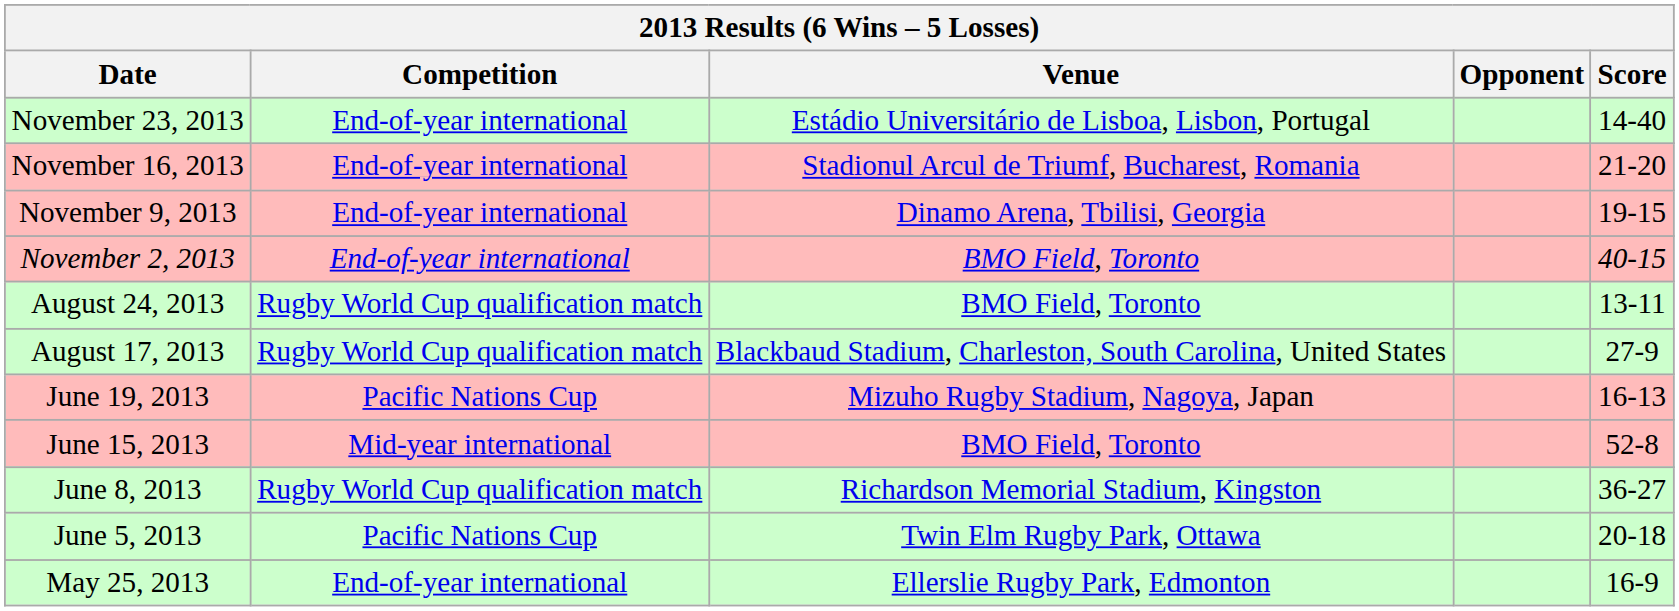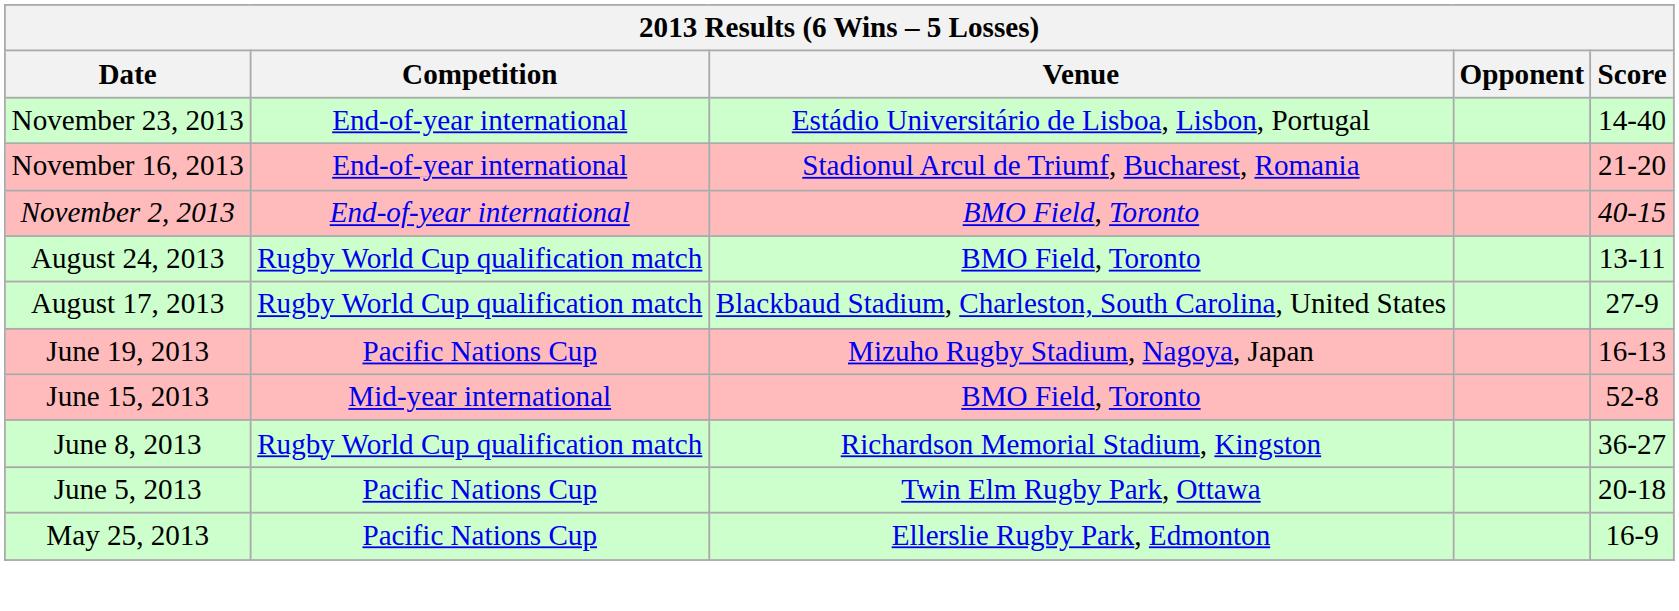- row: (128, 212)
(480, 581) End-of-year international -> (480, 535) Pacific Nations Cup
